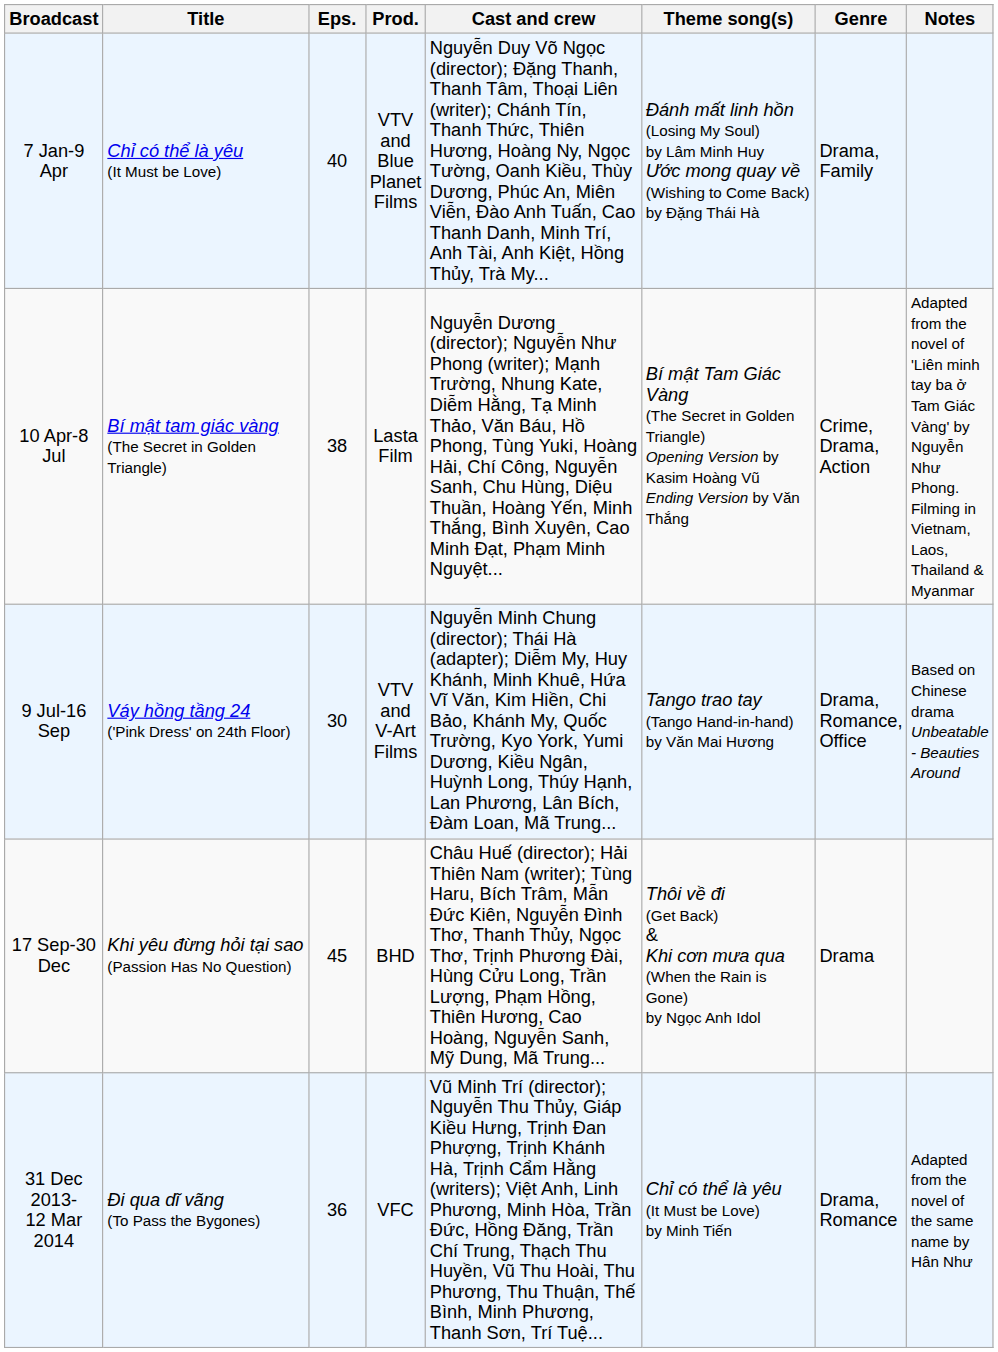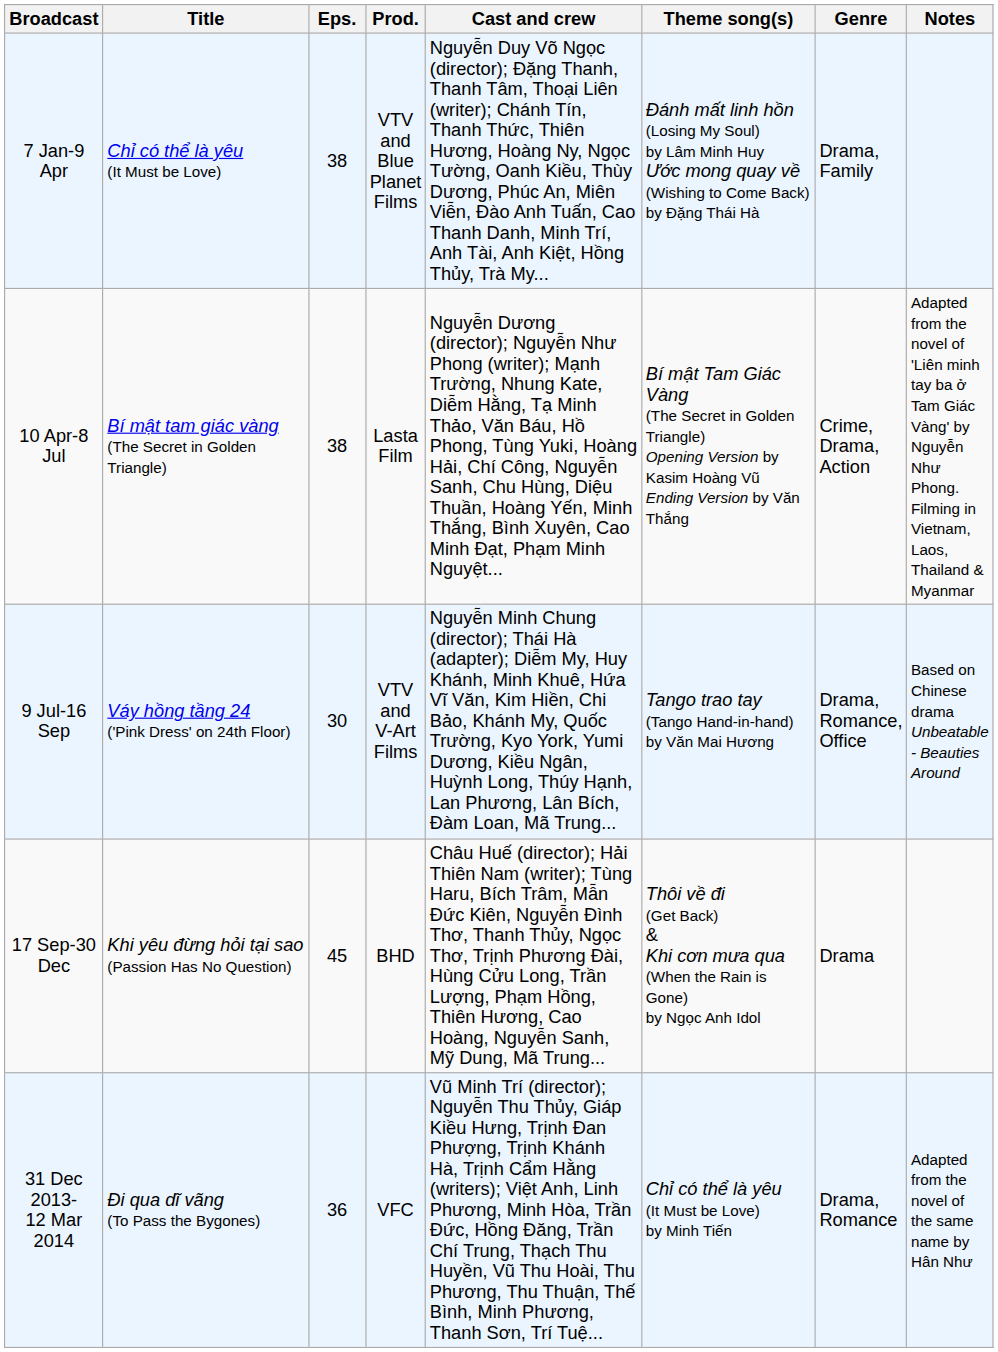(337, 160) 40 -> (337, 160) 38
